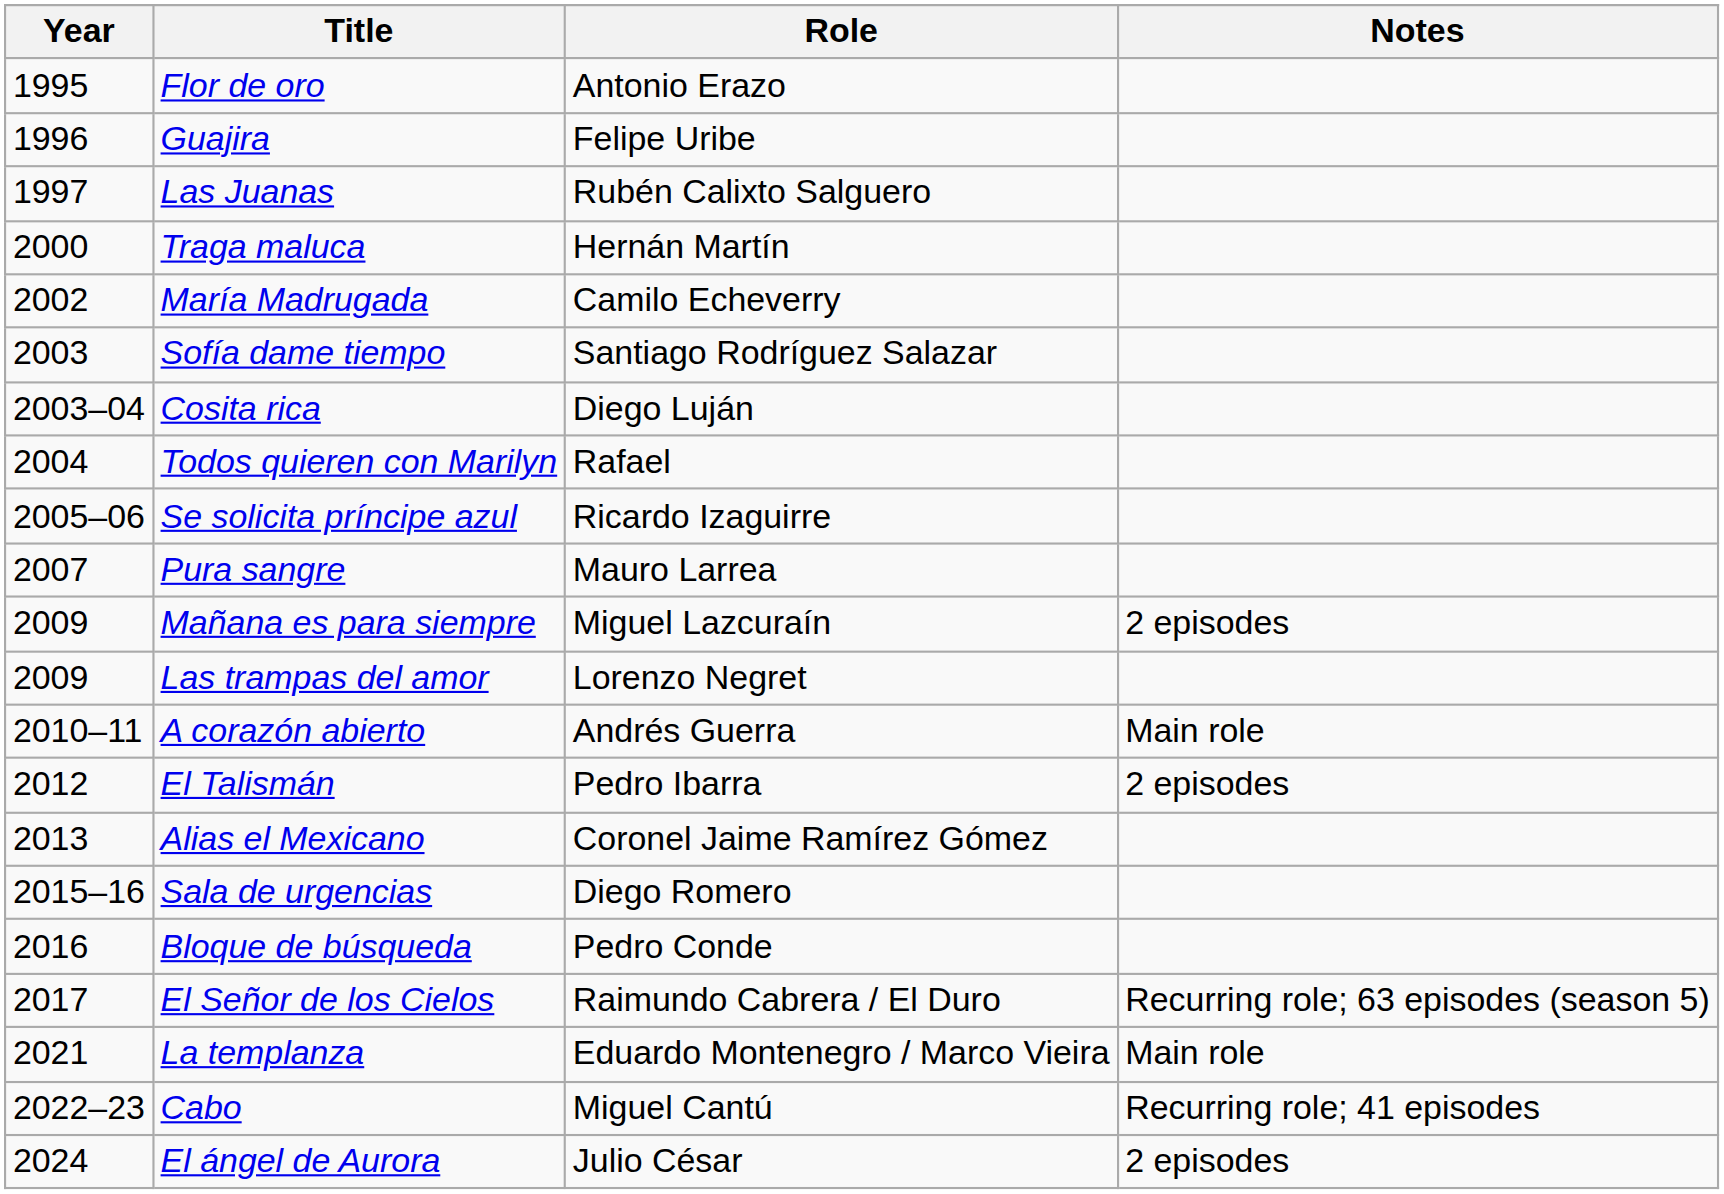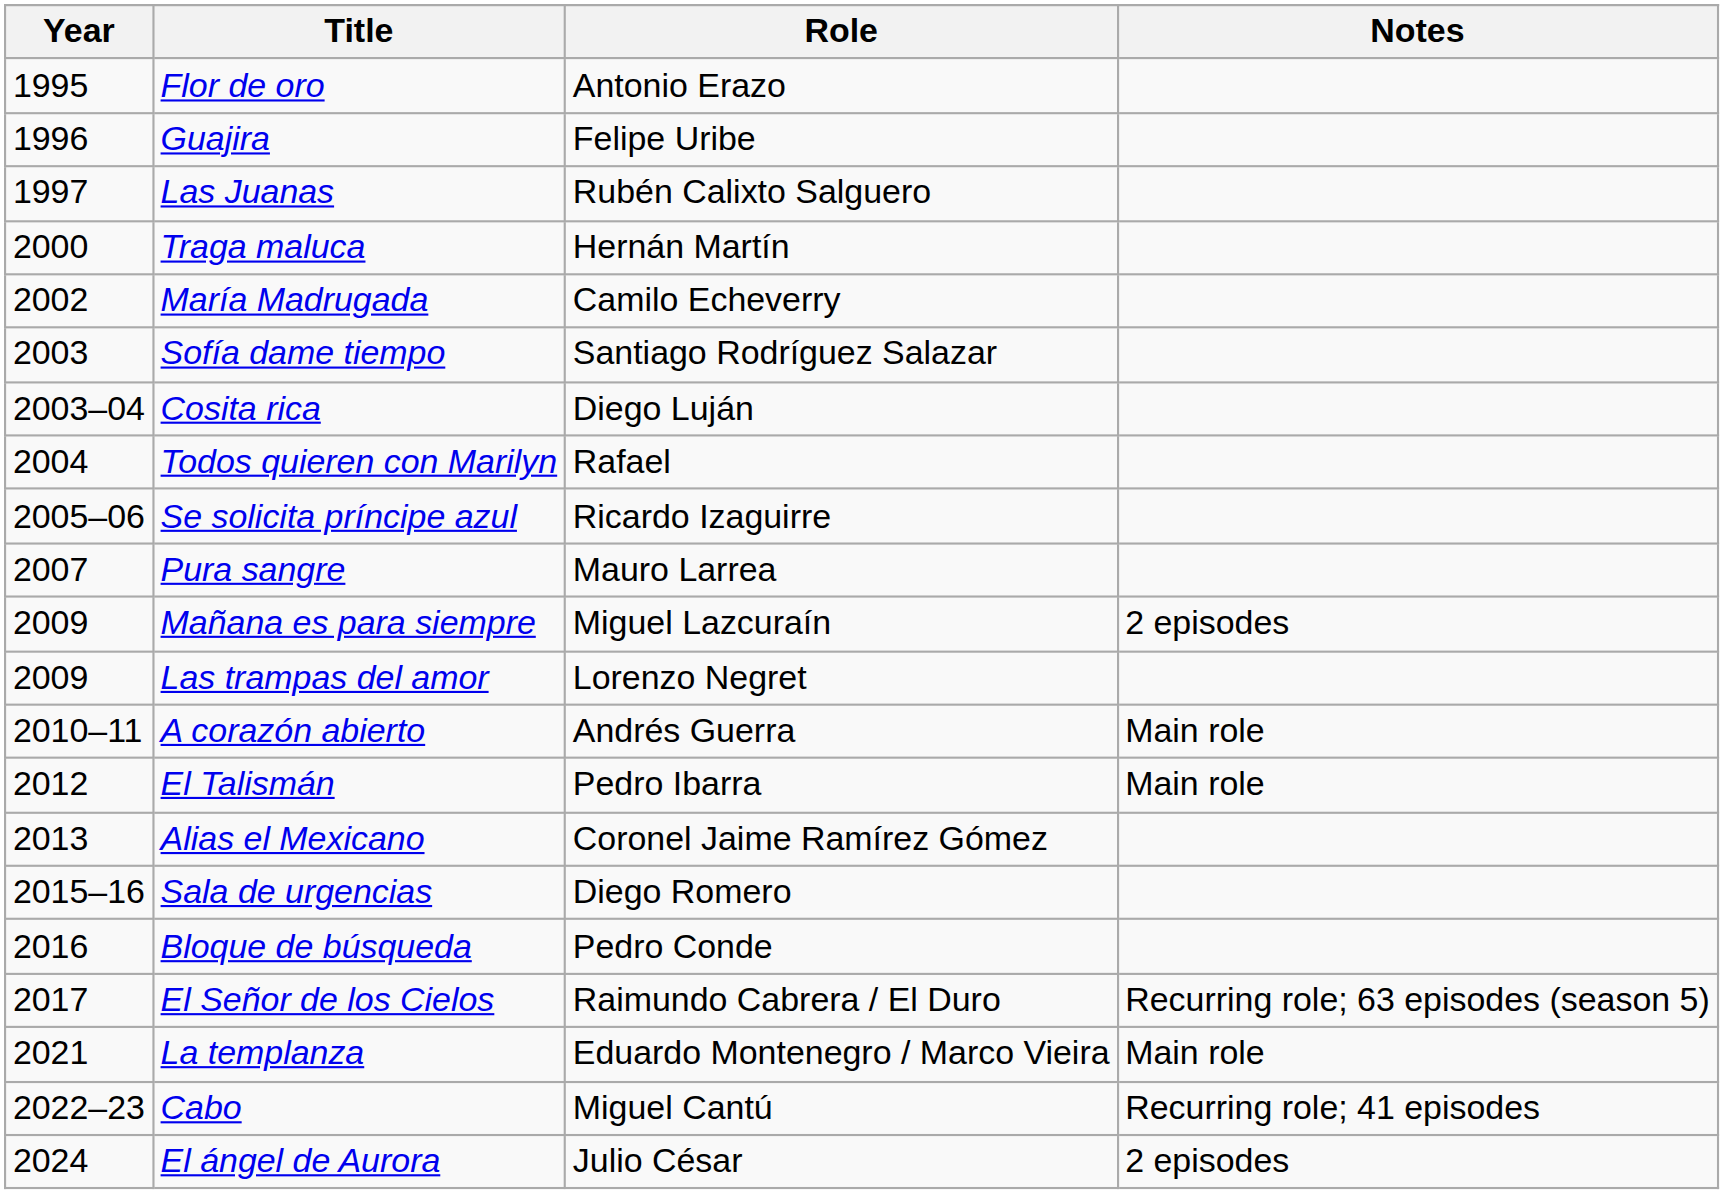(1207, 784) 2 episodes -> (1195, 784) Main role
